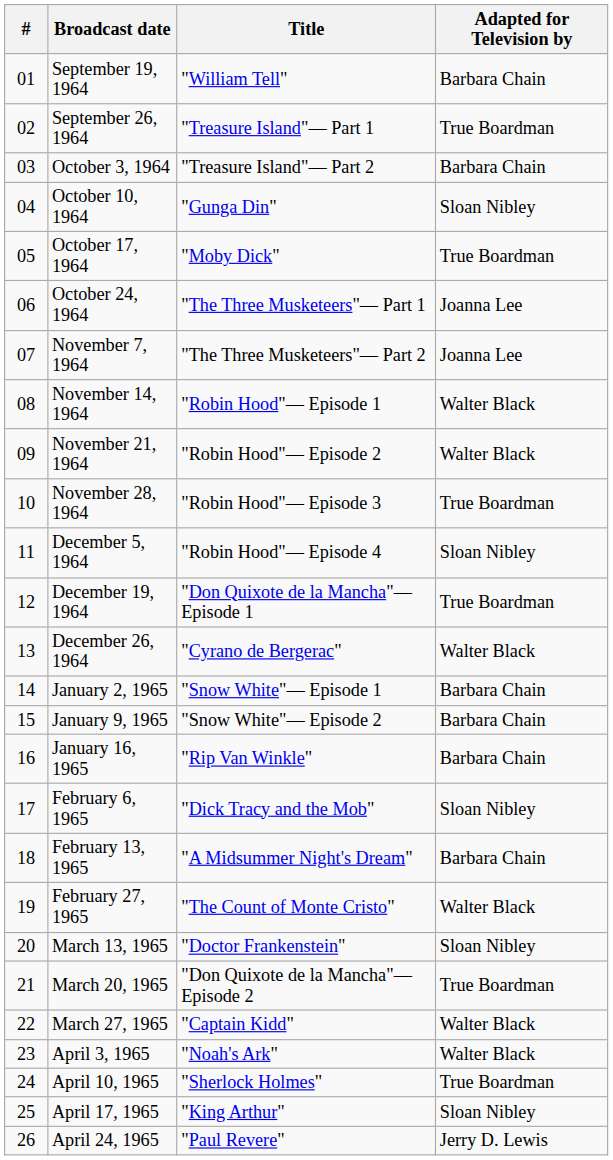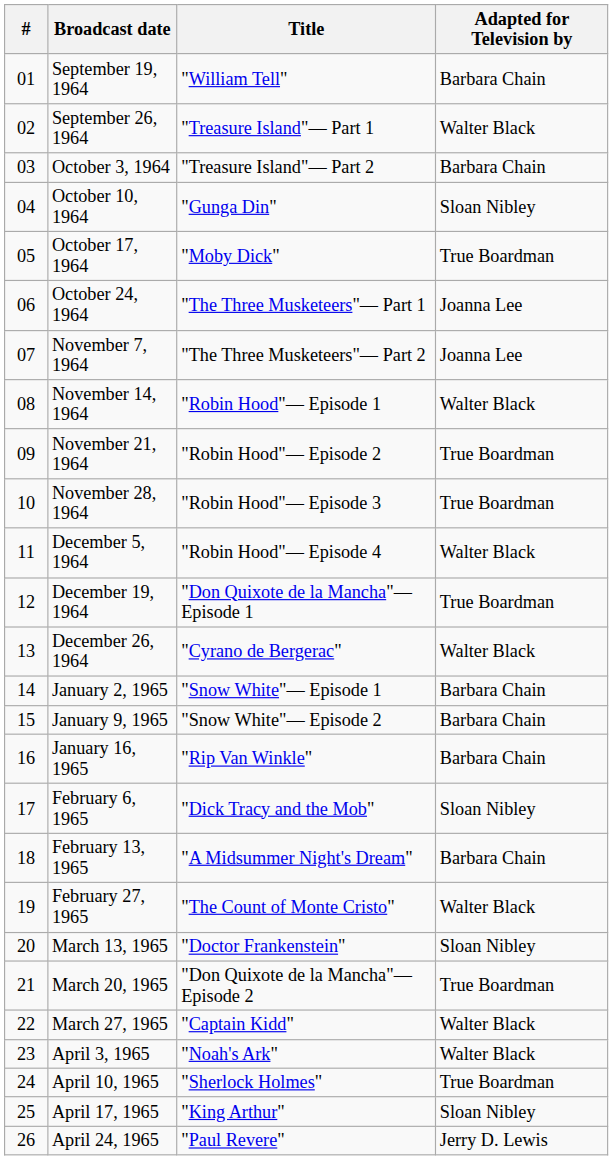(497, 128) True Boardman -> (487, 128) Walter Black
(487, 453) Walter Black -> (497, 453) True Boardman
(488, 552) Sloan Nibley -> (487, 552) Walter Black
